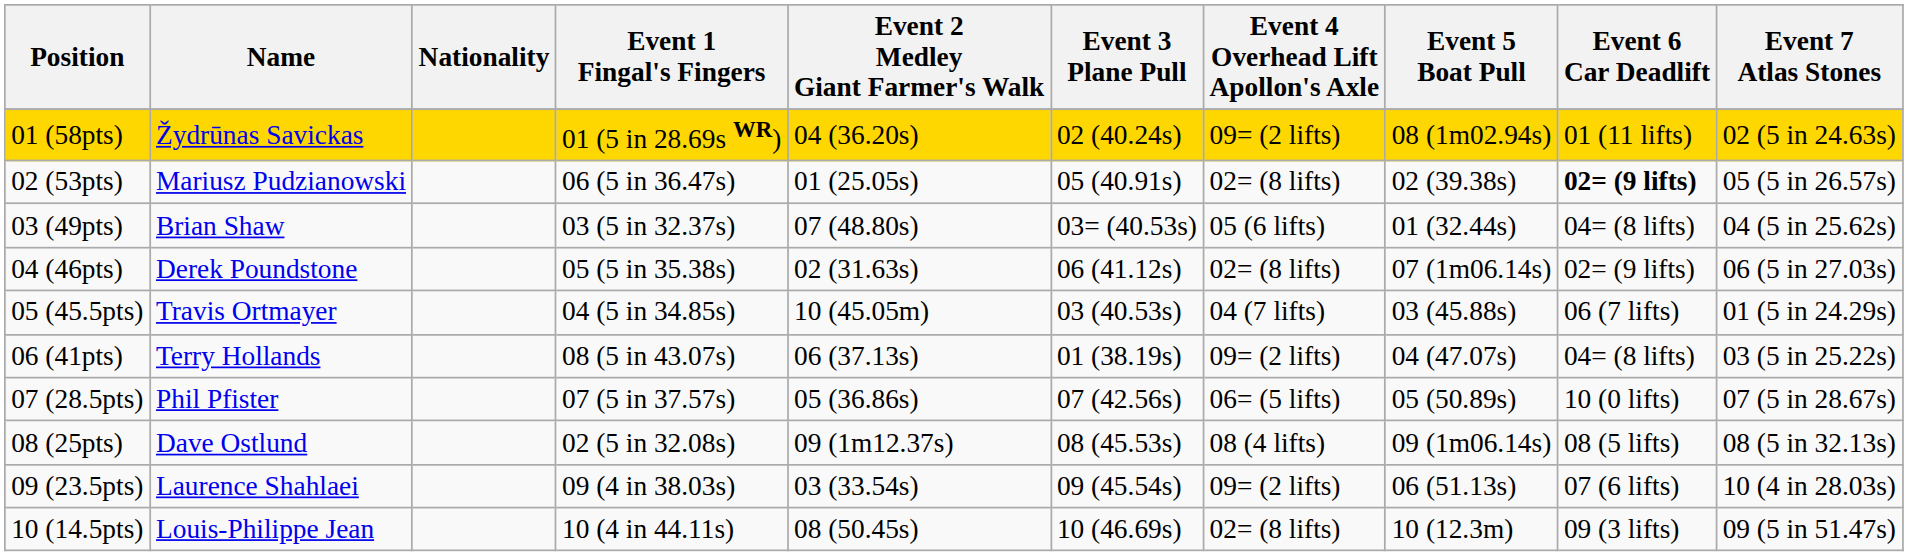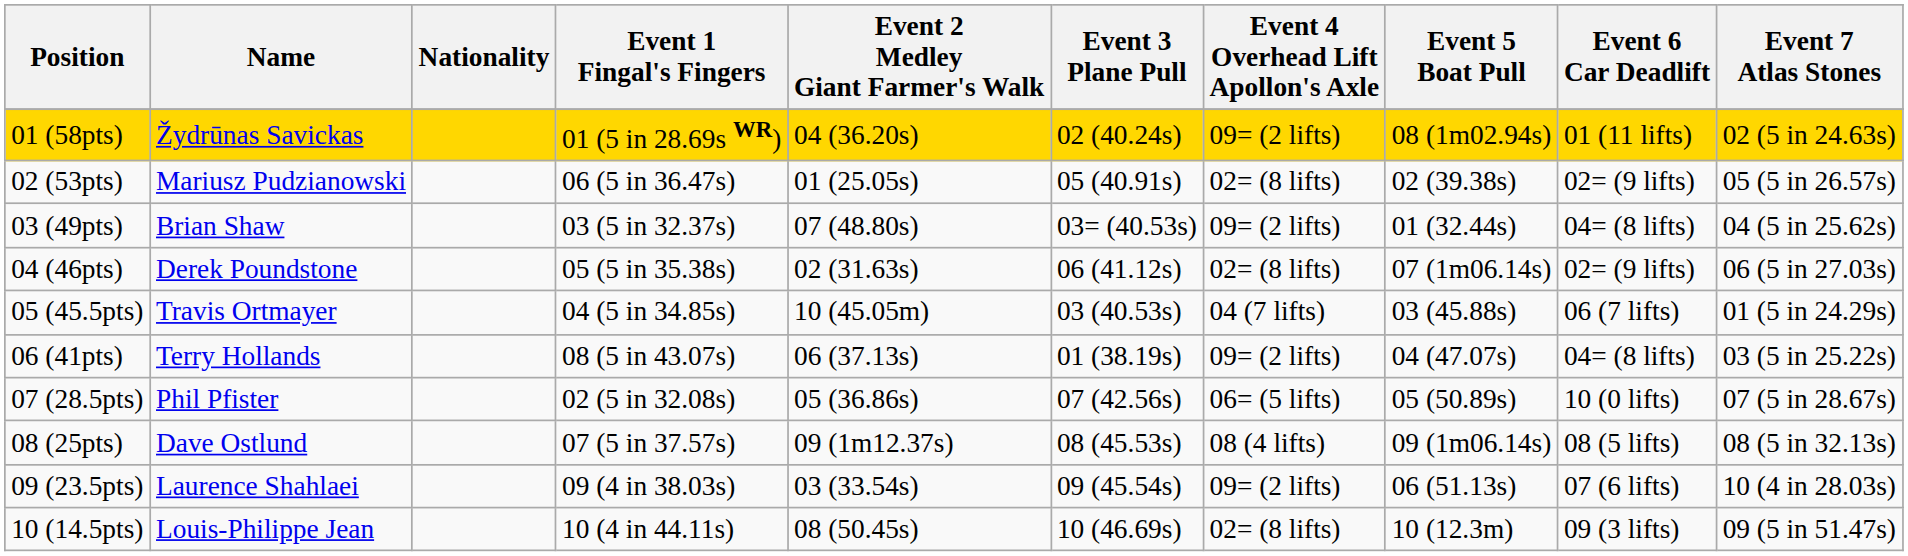(1630, 181) bold -> (1629, 181) normal
(1267, 225) 05 (6 lifts) -> (1275, 225) 09= (2 lifts)
(649, 398) 07 (5 in 37.57s) -> (649, 398) 02 (5 in 32.08s)
(649, 442) 02 (5 in 32.08s) -> (649, 442) 07 (5 in 37.57s)
